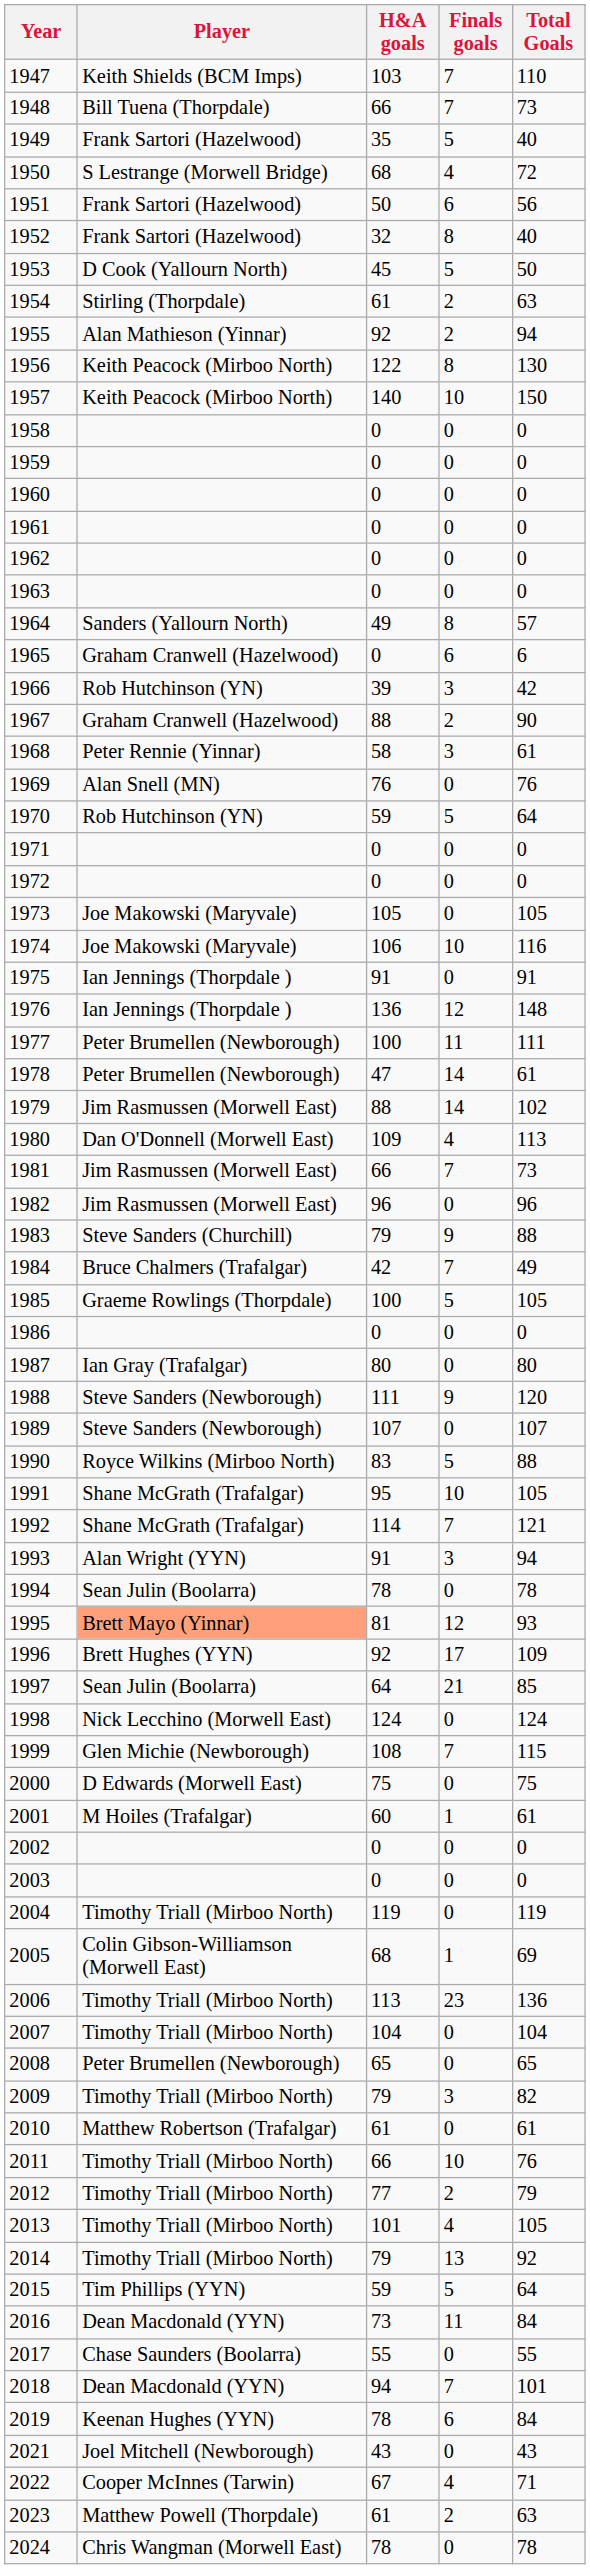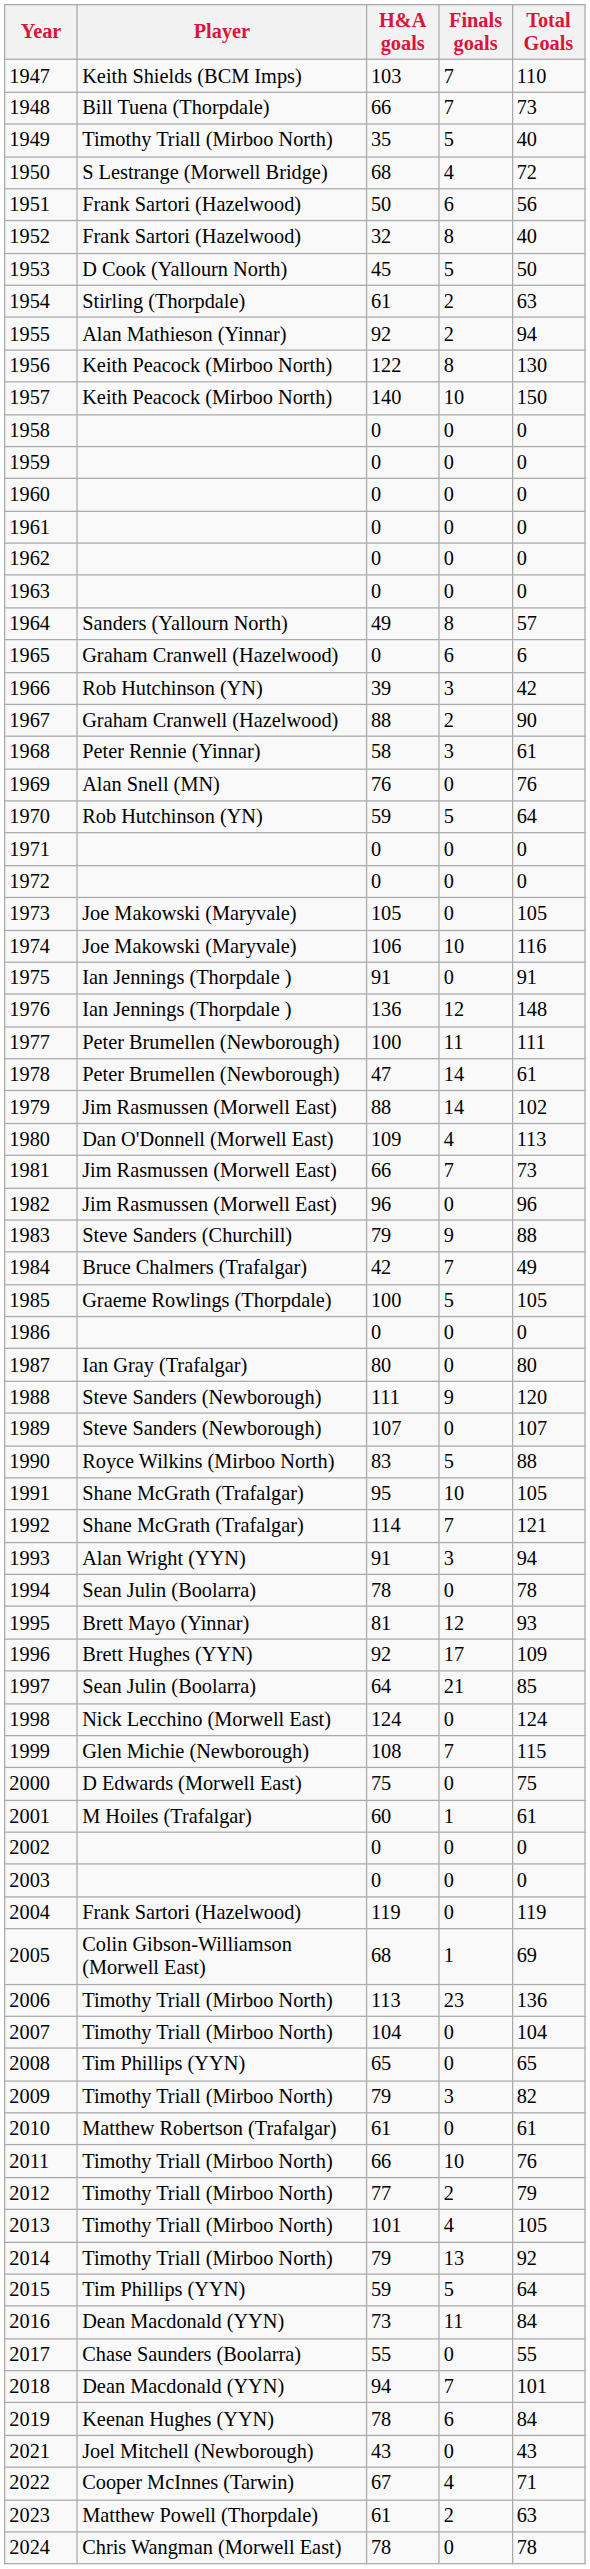(192, 140) Frank Sartori (Hazelwood) -> (207, 140) Timothy Triall (Mirboo North)
(166, 1622) lightsalmon background -> (166, 1622) no background
(207, 1912) Timothy Triall (Mirboo North) -> (192, 1912) Frank Sartori (Hazelwood)
(211, 2064) Peter Brumellen (Newborough) -> (164, 2064) Tim Phillips (YYN)
